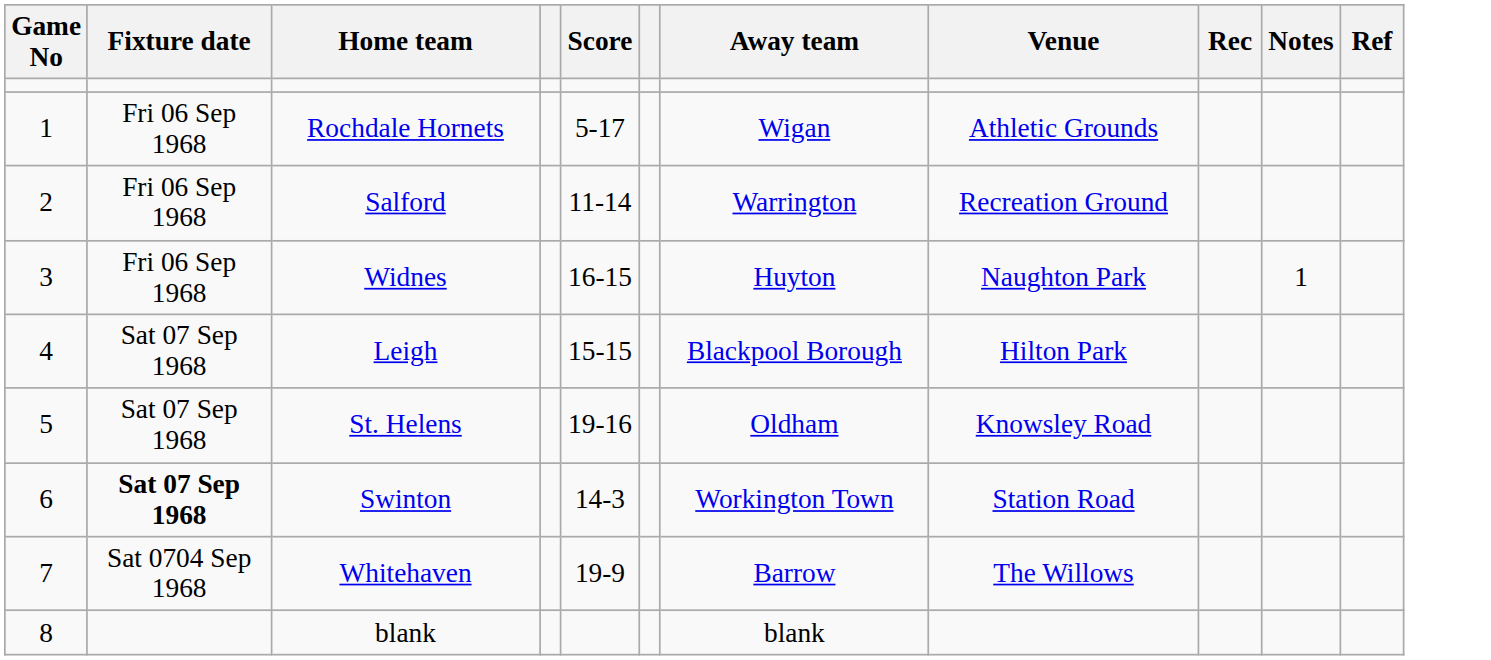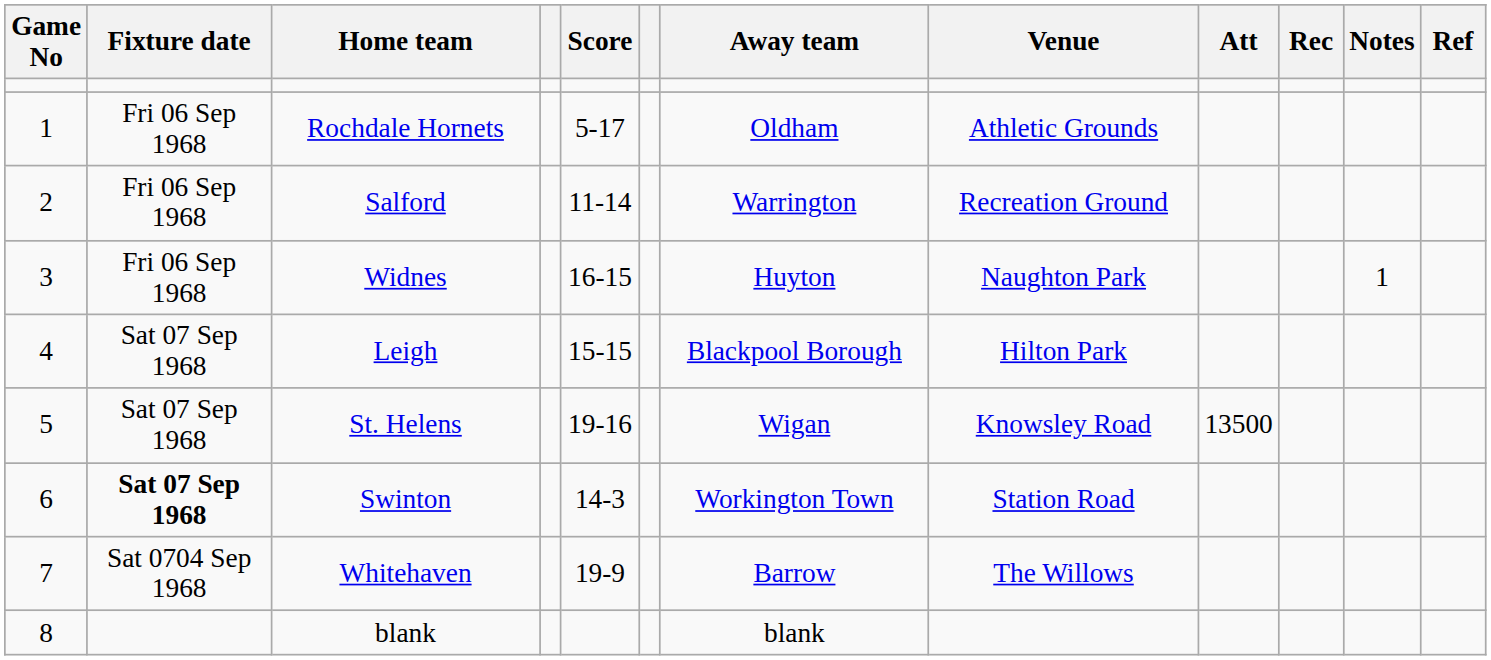+ column: (1239, 41)
(794, 128) Wigan -> (794, 128) Oldham
(794, 425) Oldham -> (794, 425) Wigan
